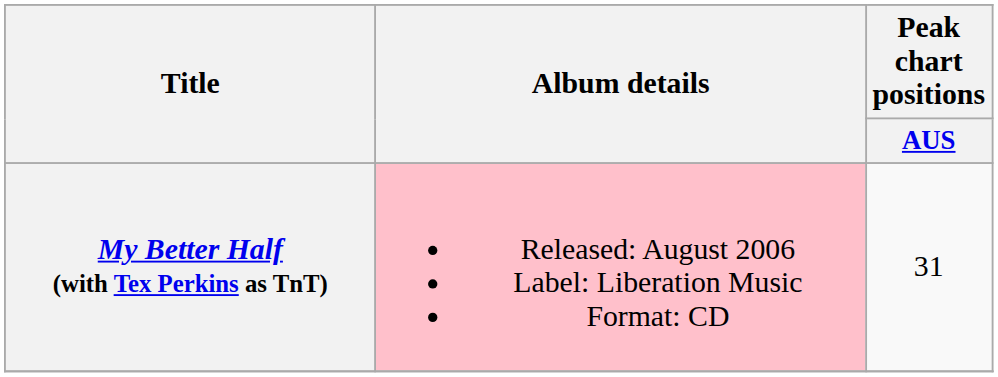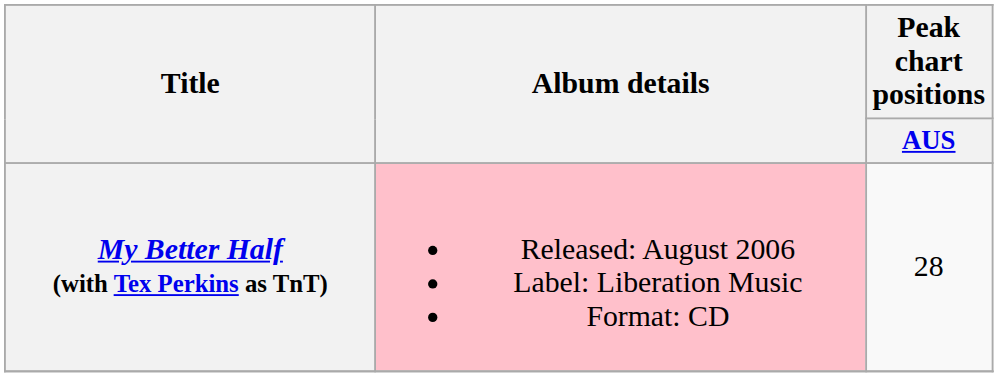(929, 266) 31 -> (929, 266) 28
